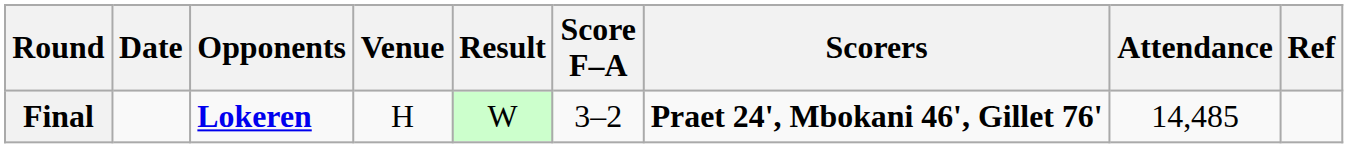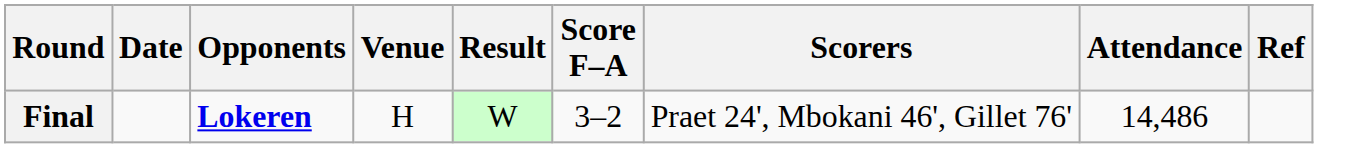(877, 116) bold -> (861, 116) normal
(1195, 116) 14,485 -> (1165, 116) 14,486
